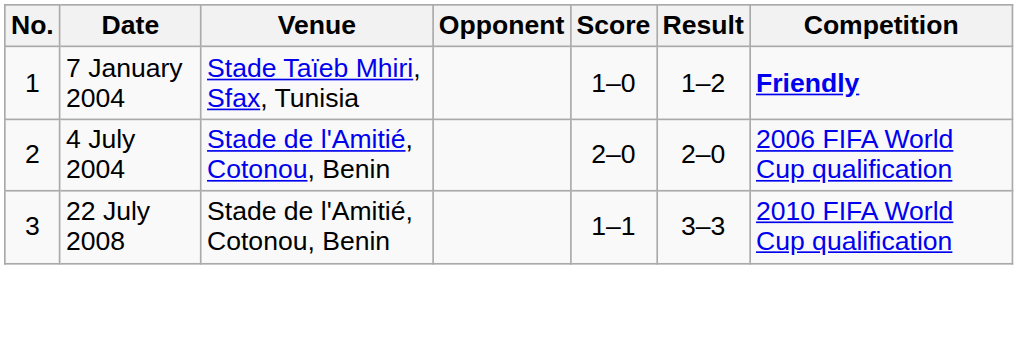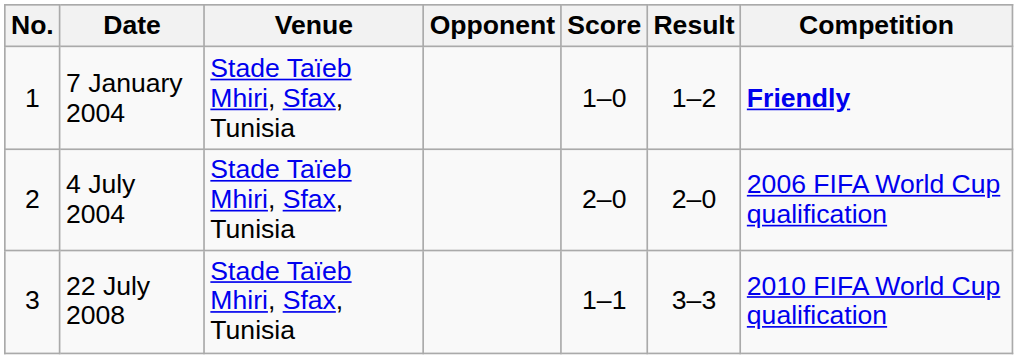(310, 154) Stade de l'Amitié, Cotonou, Benin -> (281, 199) Stade Taïeb Mhiri, Sfax, Tunisia
(310, 226) Stade de l'Amitié, Cotonou, Benin -> (281, 301) Stade Taïeb Mhiri, Sfax, Tunisia
